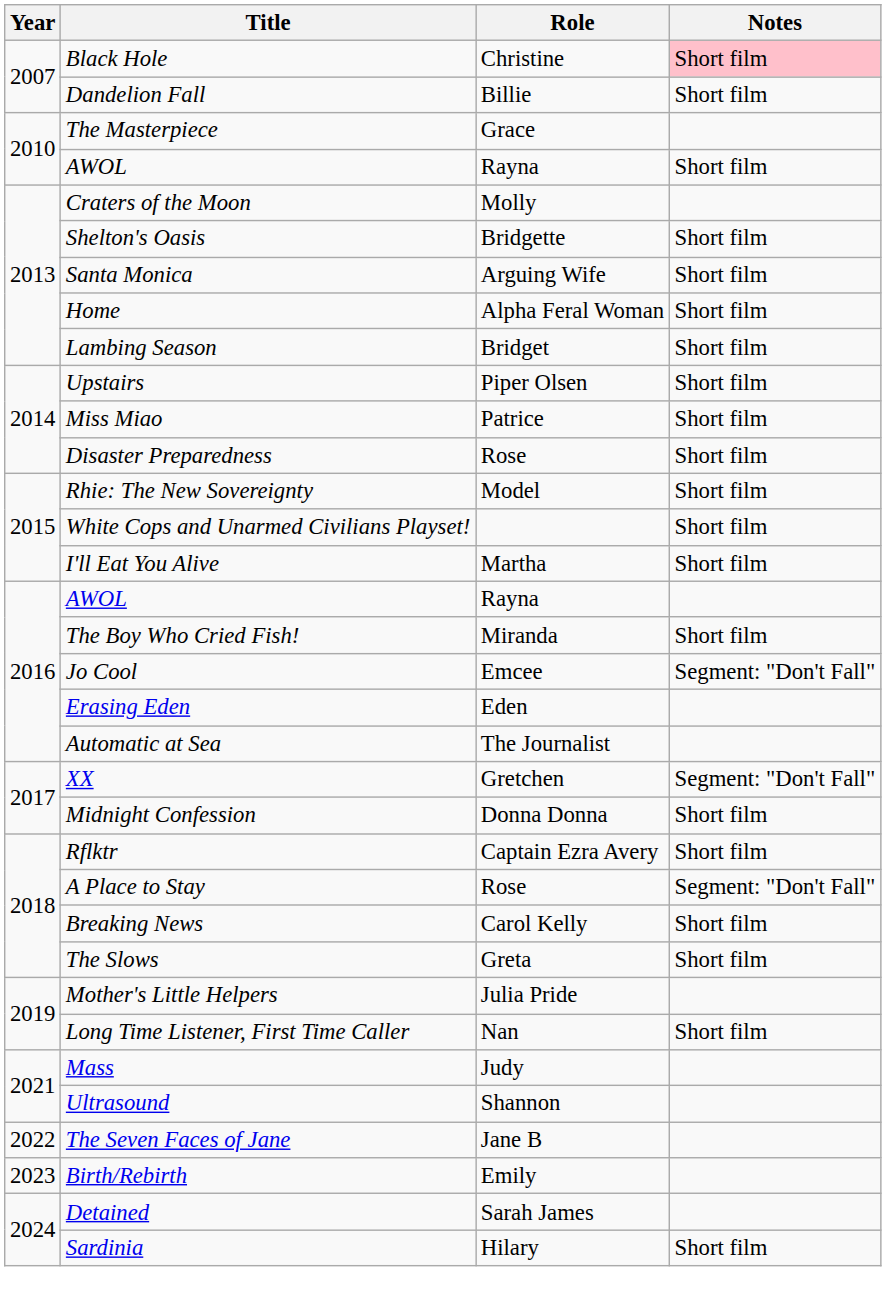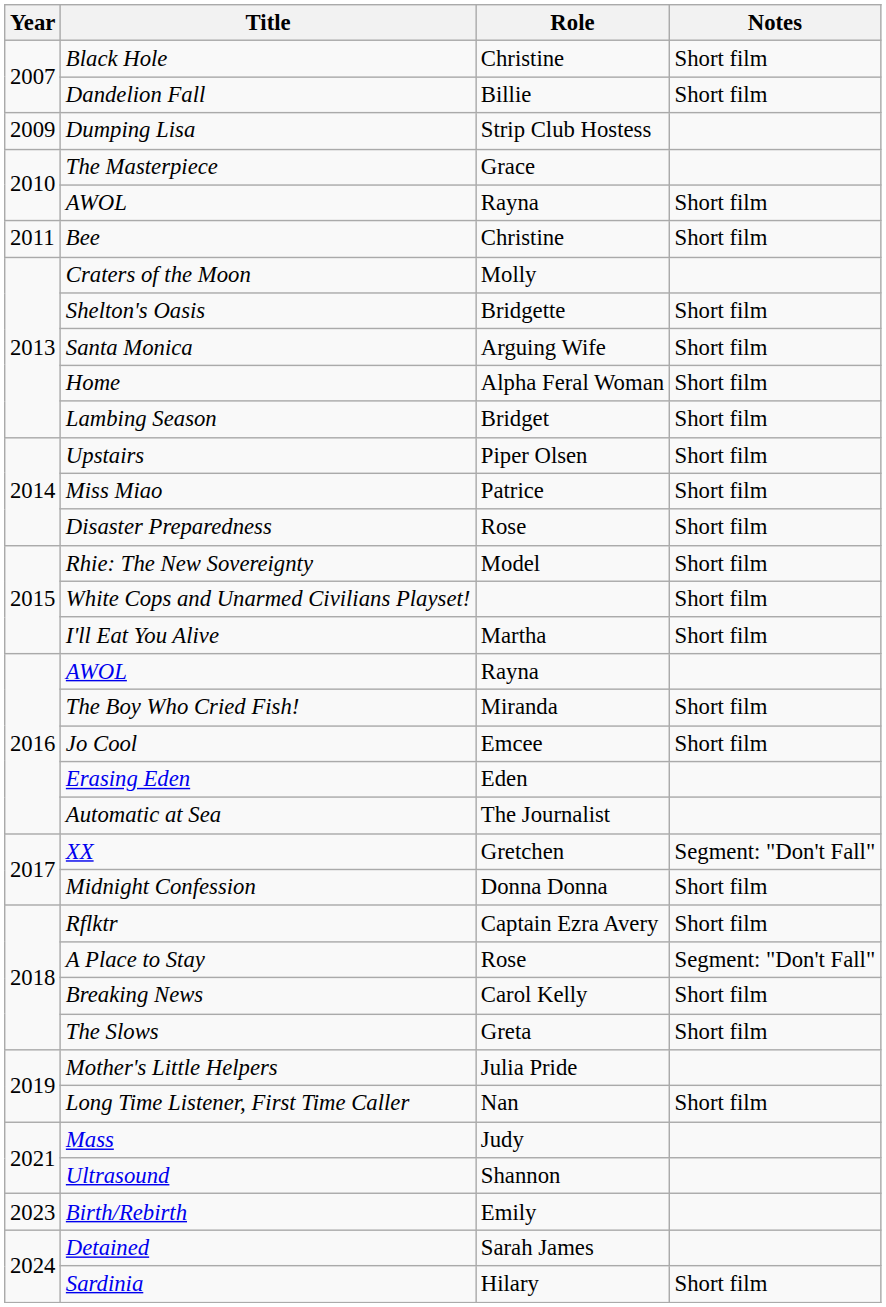(721, 58) pink background -> (721, 58) no background
+ row: (33, 130)
+ row: (32, 238)
(775, 671) Segment: "Don't Fall" -> (721, 743) Short film
- row: (33, 1139)
